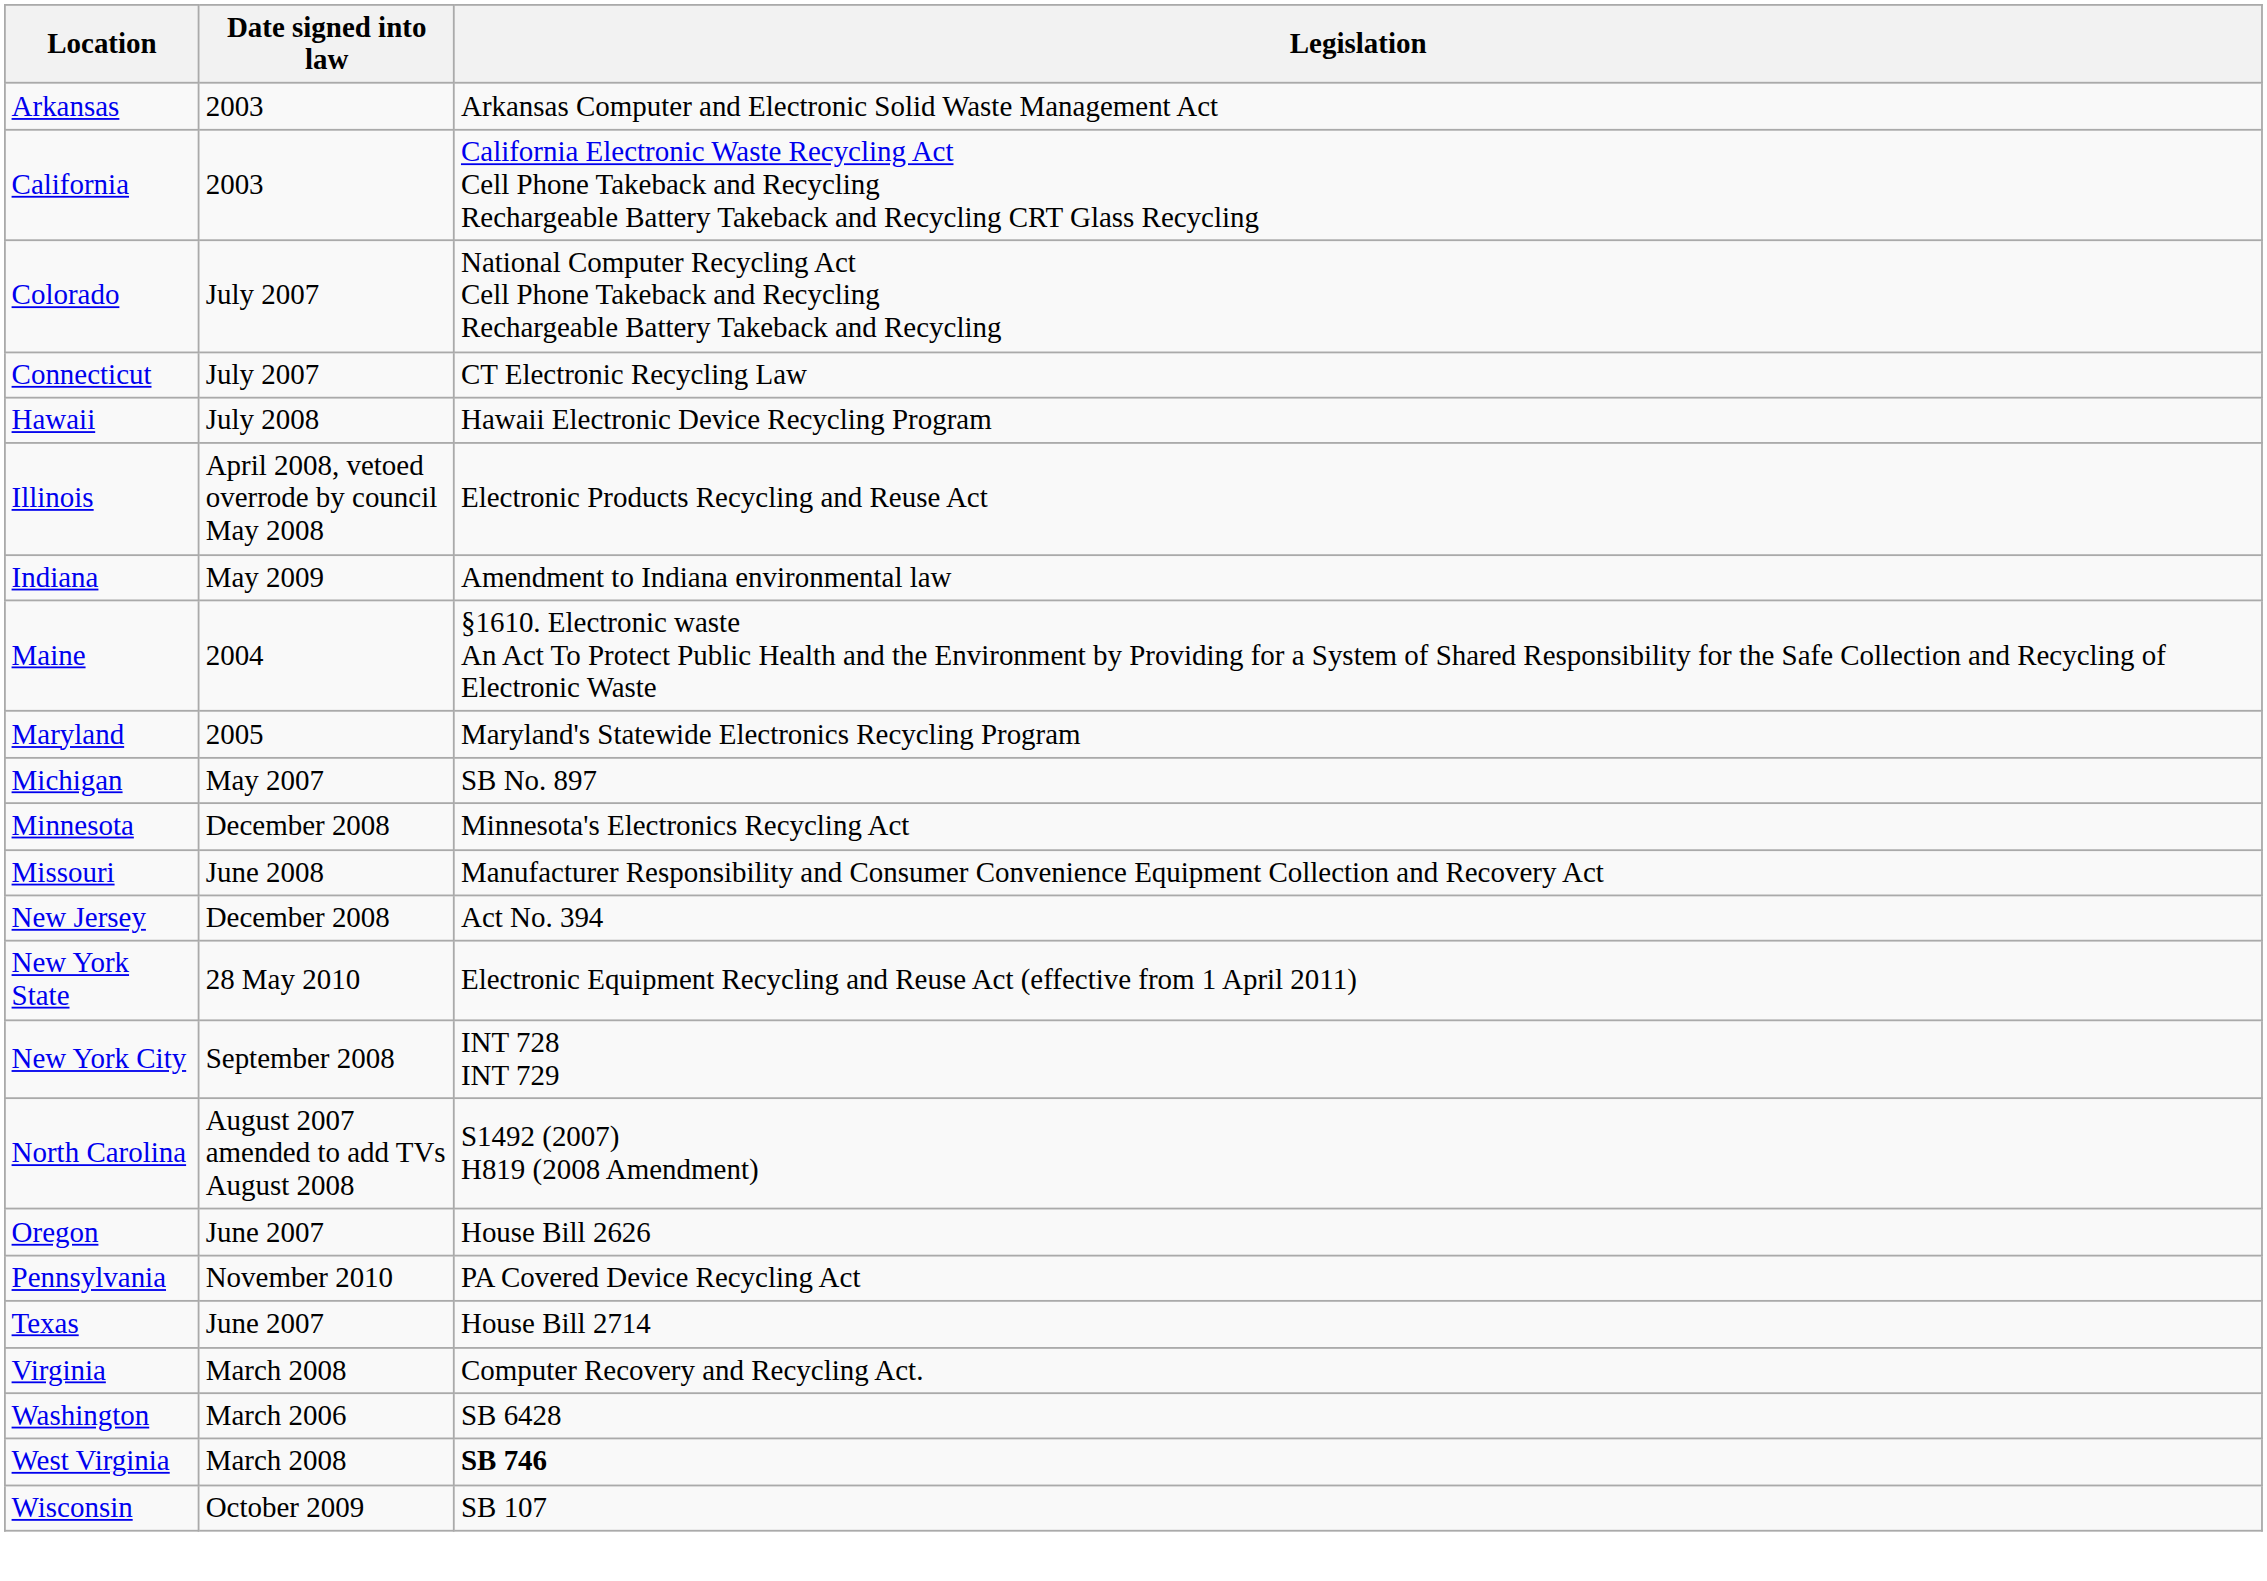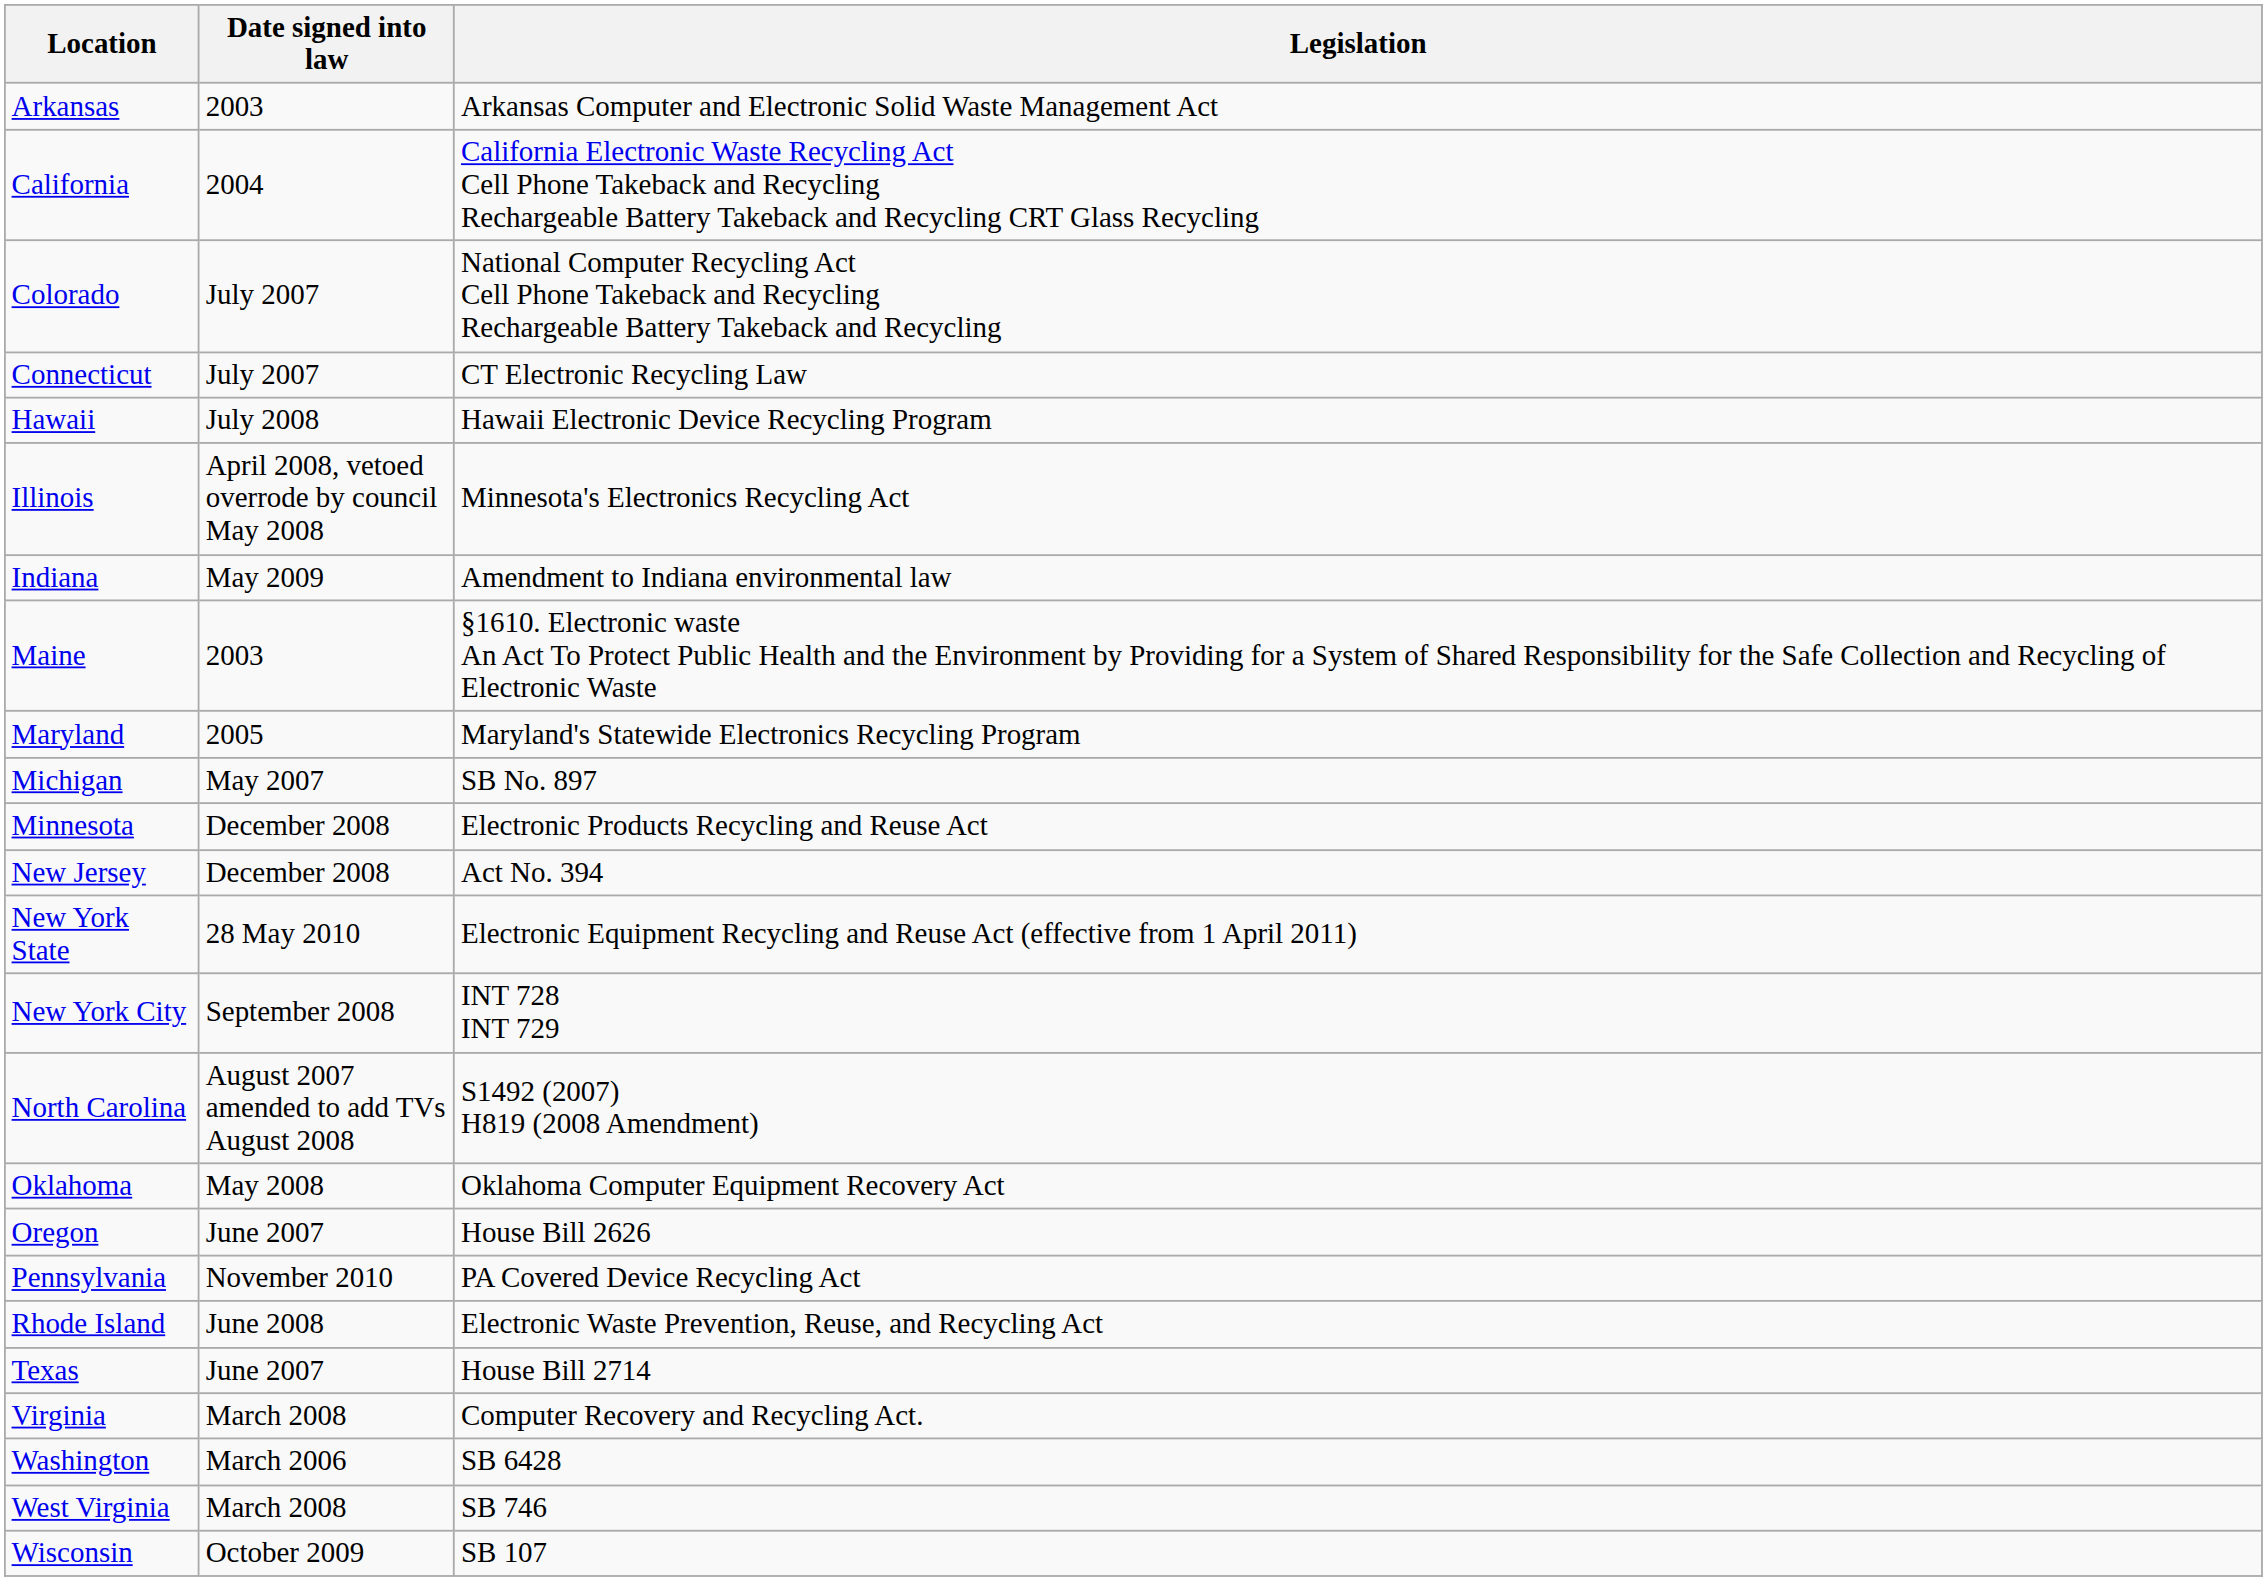(235, 184) 2003 -> (235, 184) 2004
(724, 498) Electronic Products Recycling and Reuse Act -> (685, 498) Minnesota's Electronics Recycling Act
(235, 655) 2004 -> (235, 655) 2003
(685, 825) Minnesota's Electronics Recycling Act -> (724, 825) Electronic Products Recycling and Reuse Act
- row: (63, 871)
+ row: (72, 1185)
+ row: (88, 1323)
(504, 1461) bold -> (504, 1507) normal
